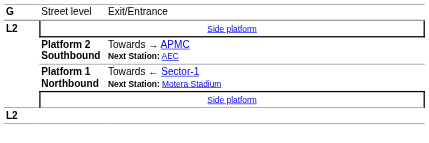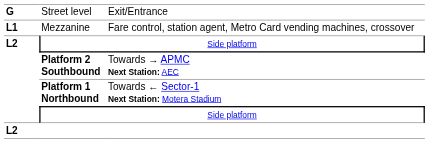+ row: (66, 28)
